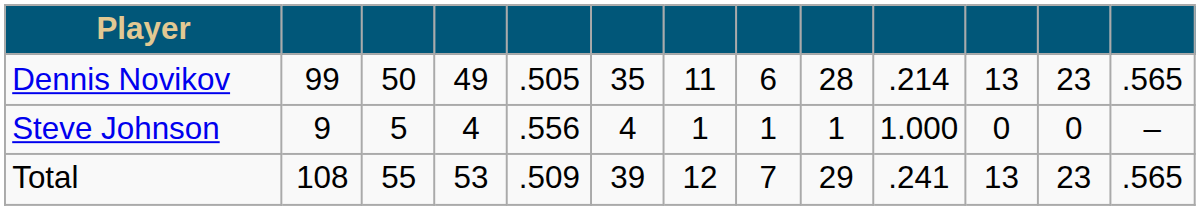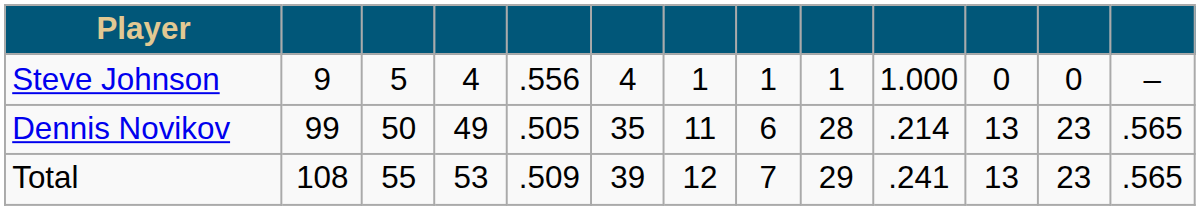rows swapped: (121, 79) <-> (116, 128)
